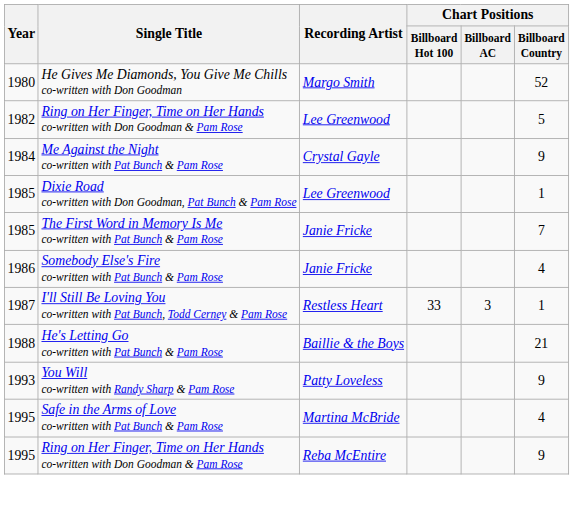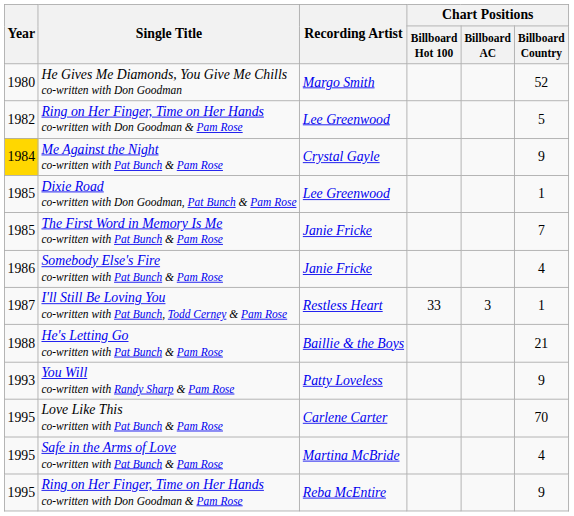(21, 156) no background -> (21, 156) gold background
+ row: (132, 417)
